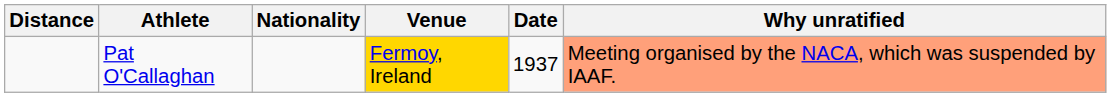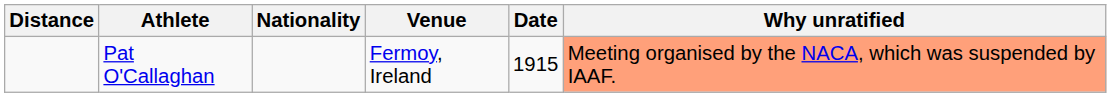(406, 64) gold background -> (406, 64) no background
(536, 64) 1937 -> (536, 64) 1915
